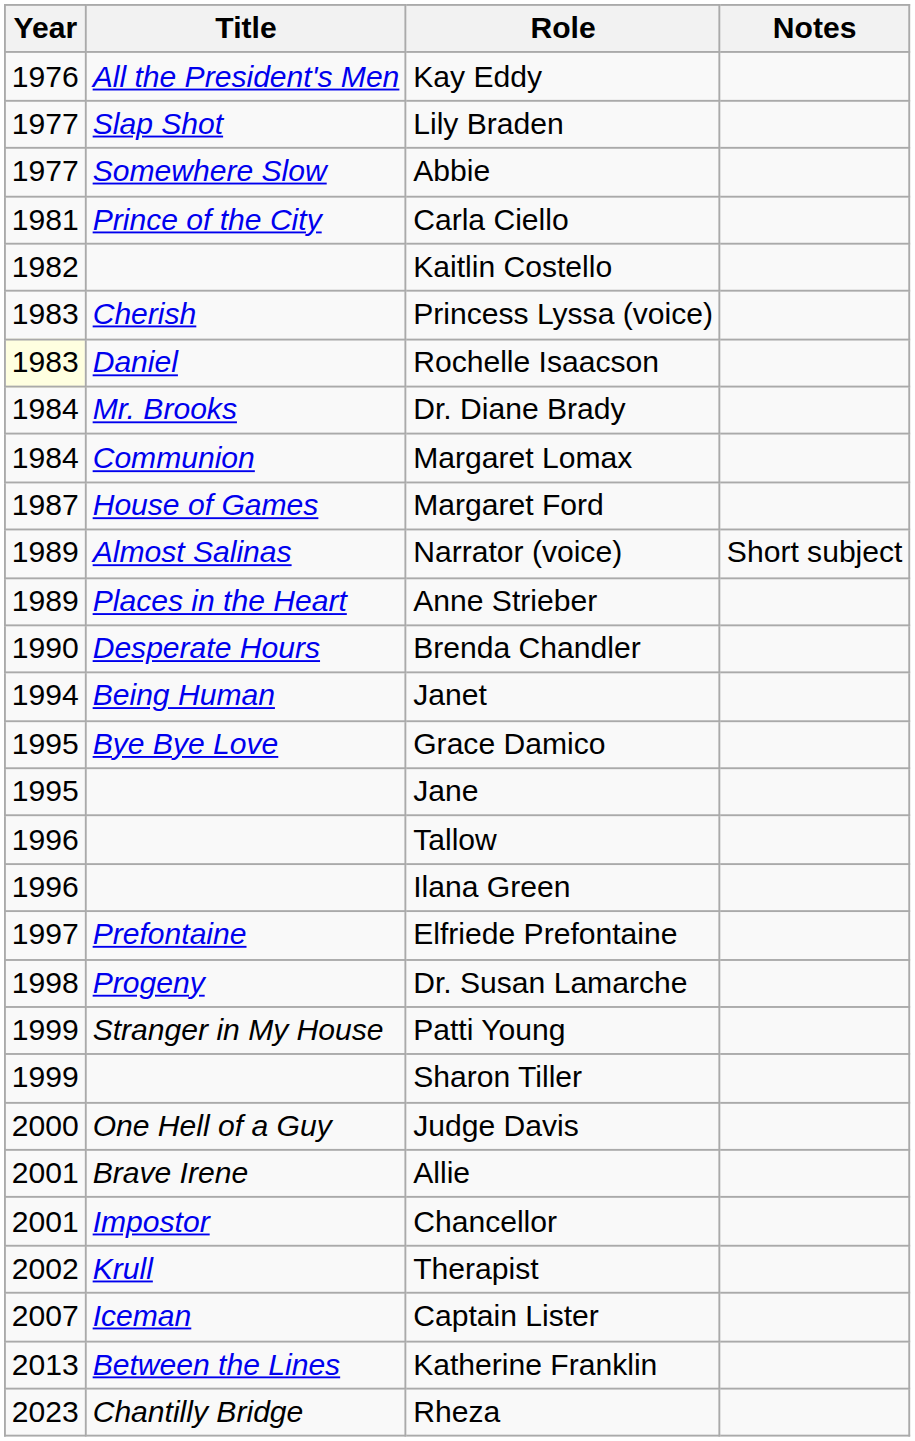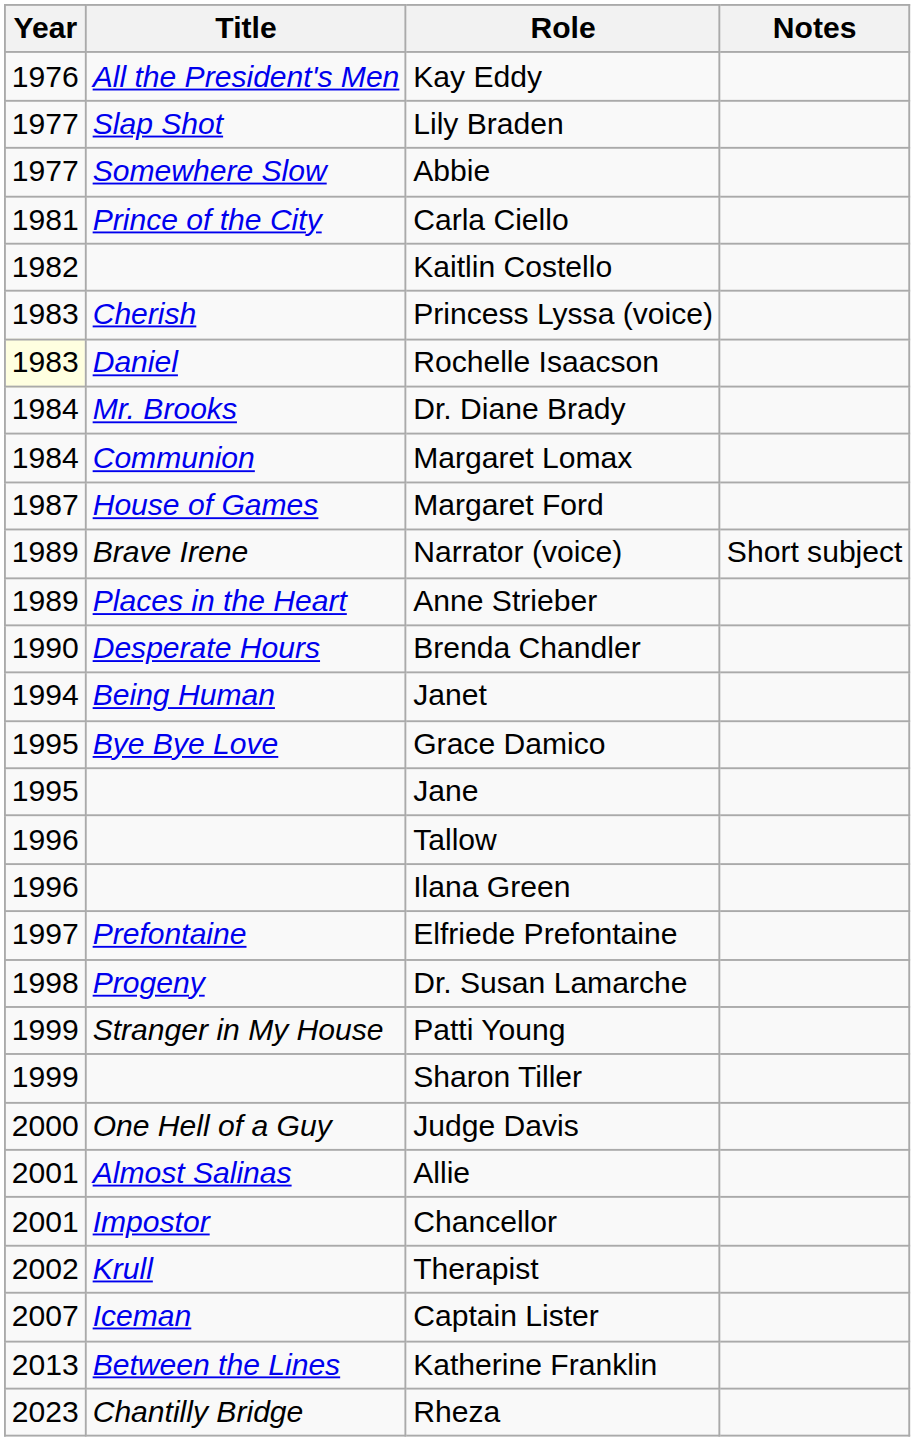(192, 553) Almost Salinas -> (170, 553) Brave Irene
(170, 1173) Brave Irene -> (192, 1173) Almost Salinas
